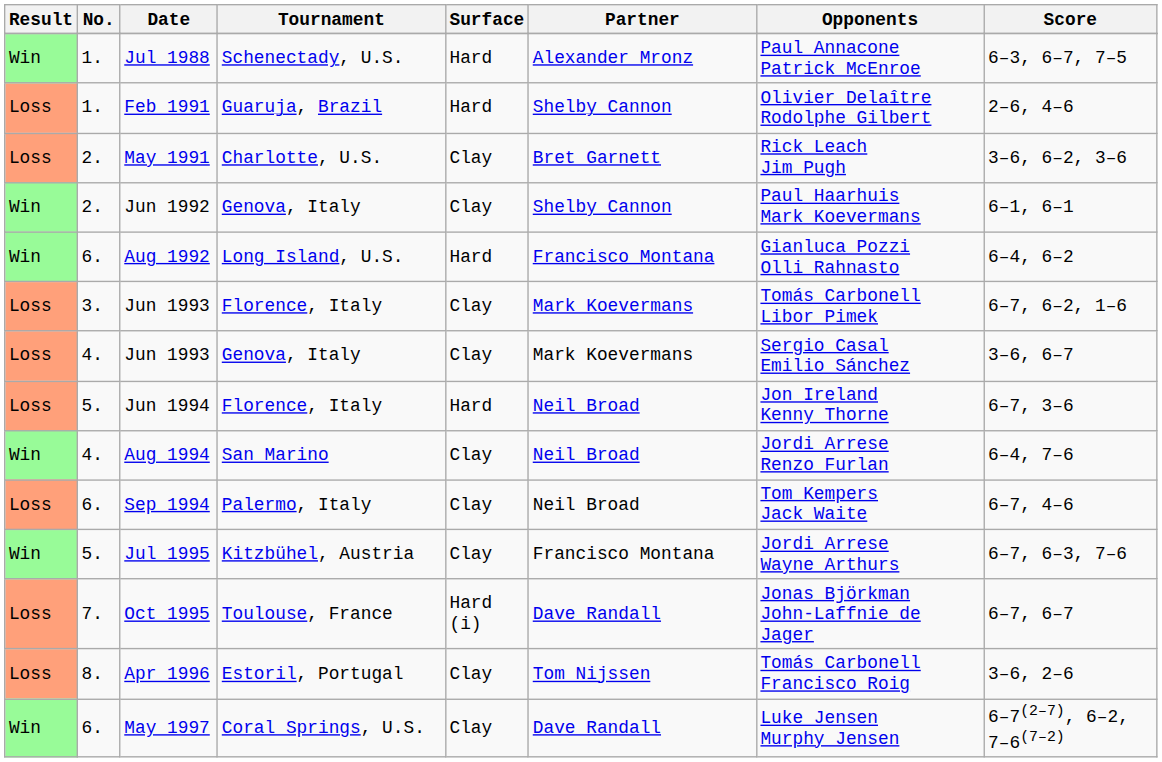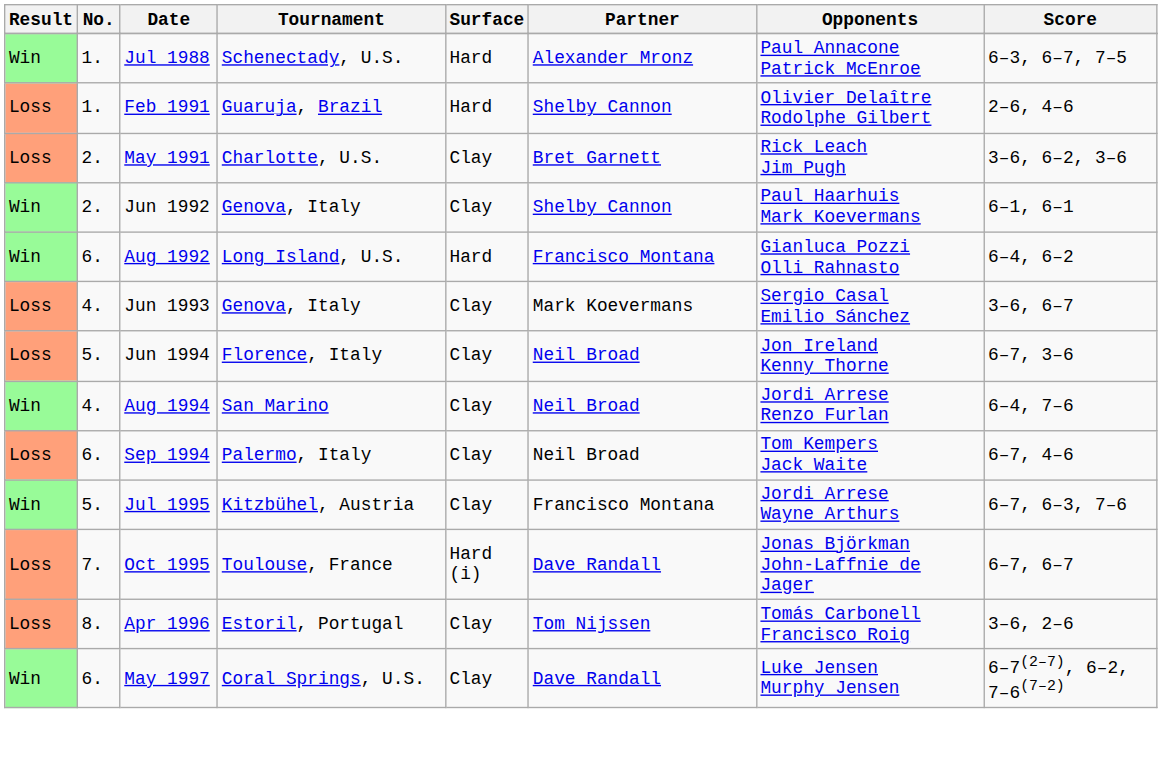- row: (167, 306)
(471, 406) Hard -> (471, 356) Clay
